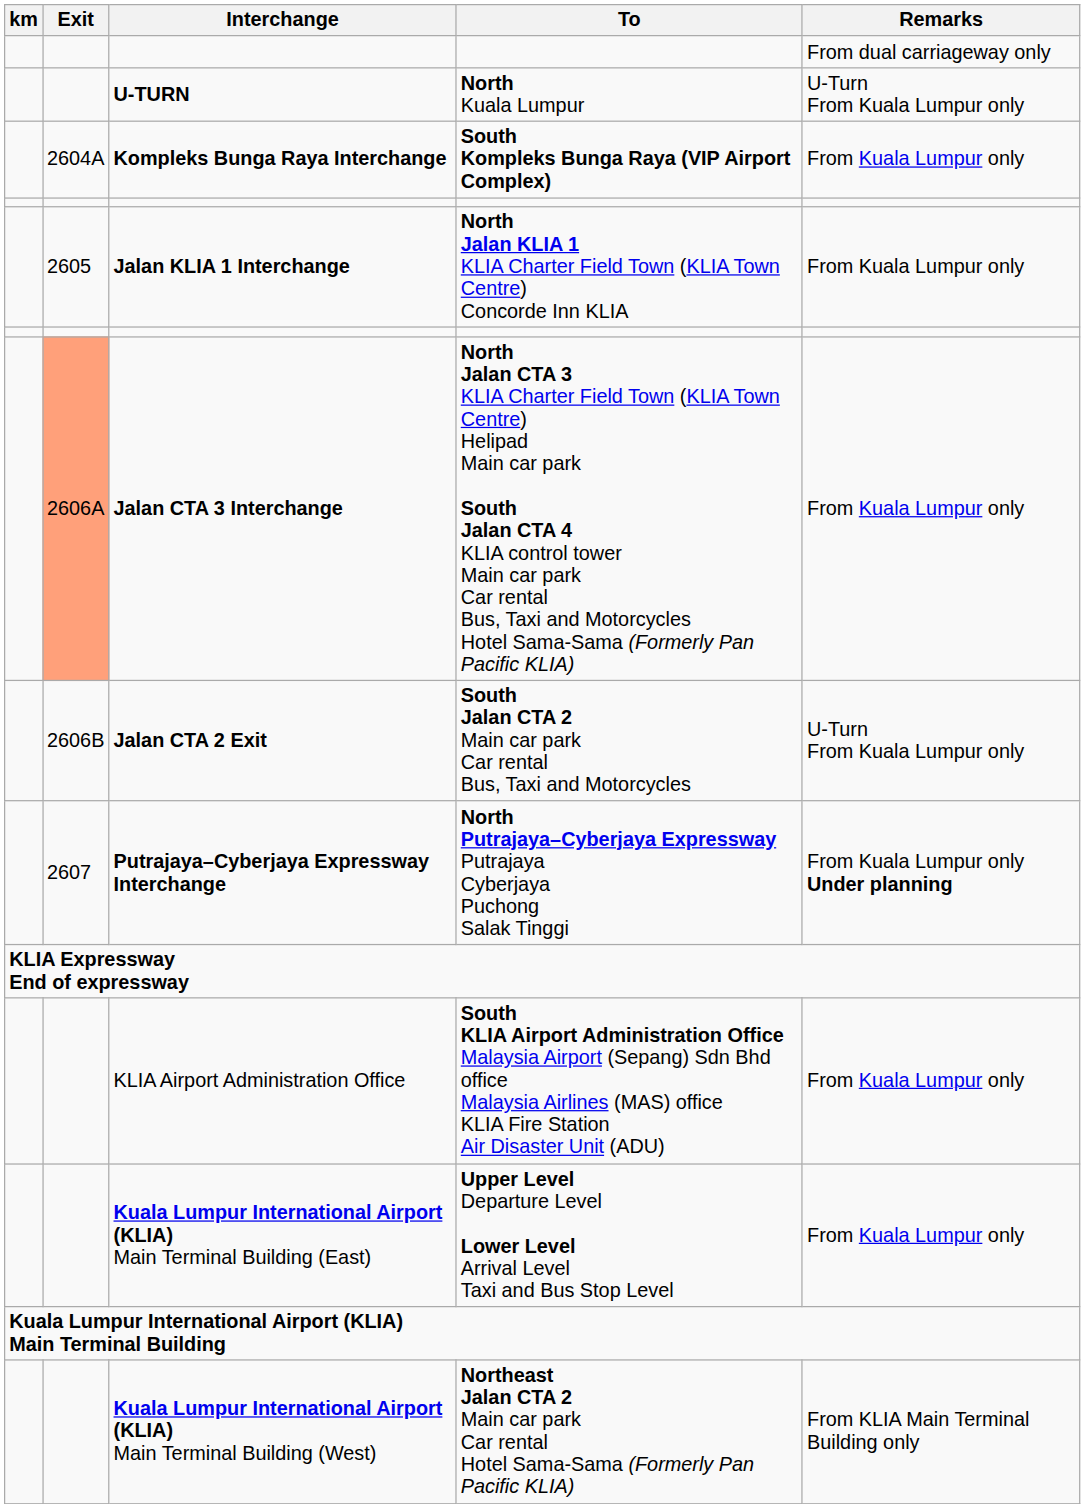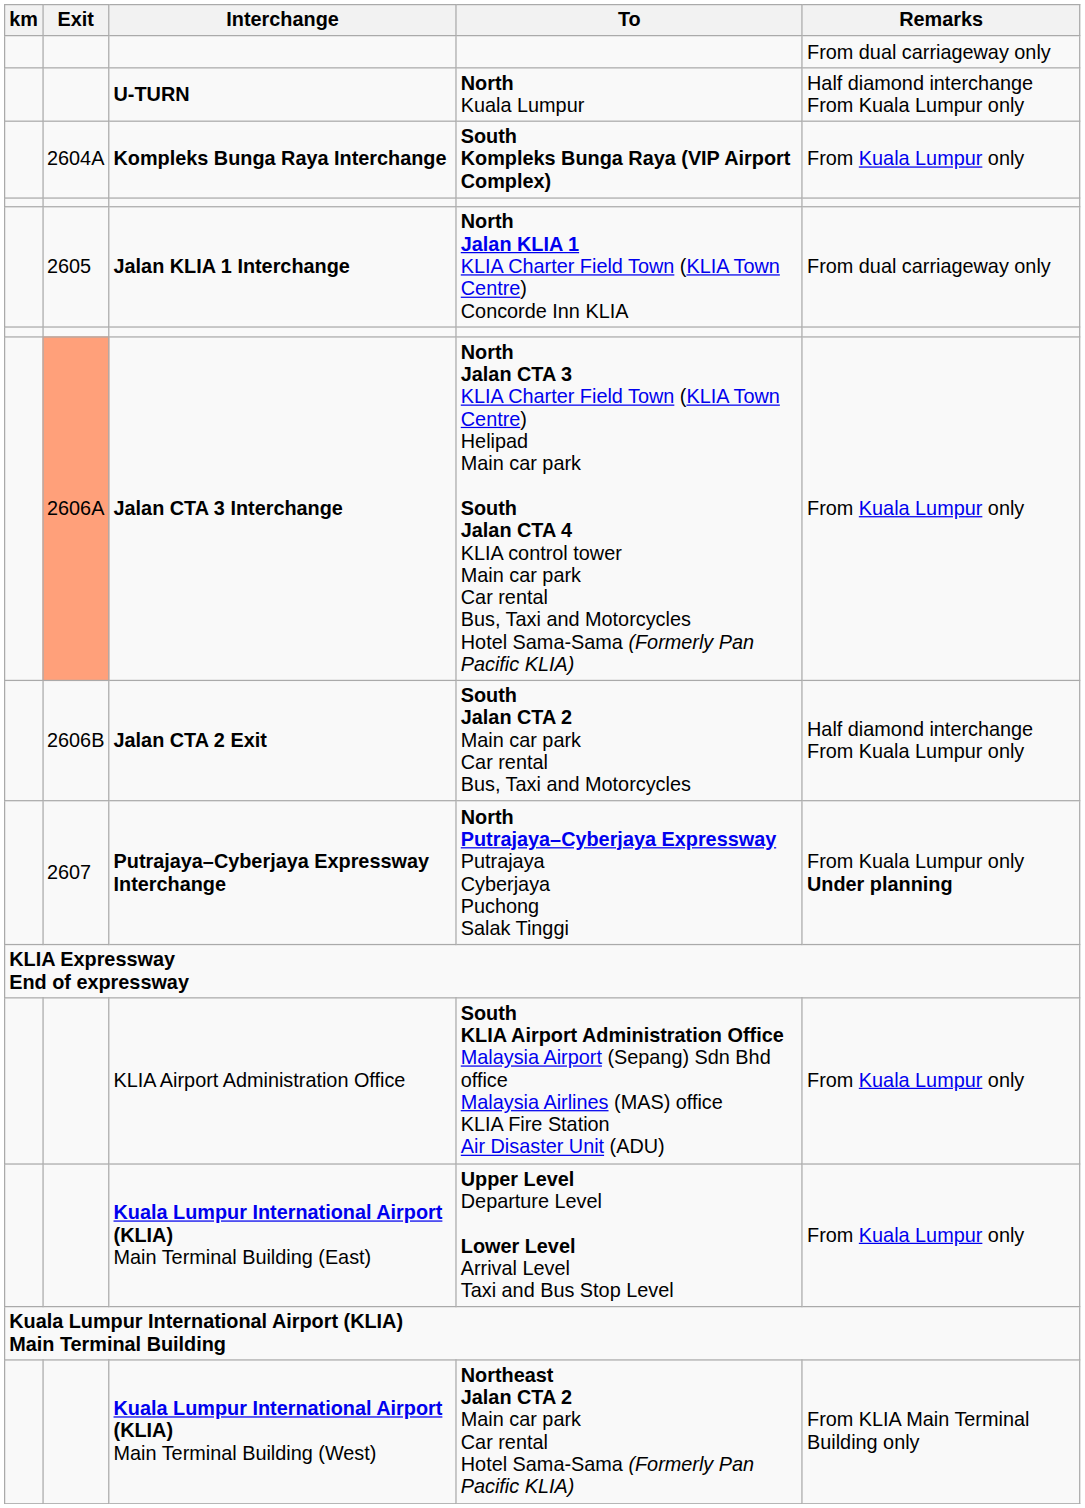(916, 94) U-Turn From Kuala Lumpur only -> (920, 94) Half diamond interchange From Kuala Lumpur only
(916, 266) From Kuala Lumpur only -> (929, 266) From dual carriageway only
(916, 740) U-Turn From Kuala Lumpur only -> (920, 740) Half diamond interchange From Kuala Lumpur only
